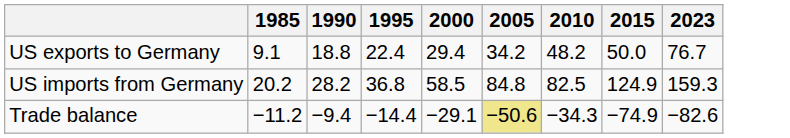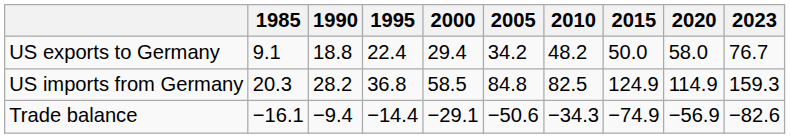+ column: (694, 20)
(272, 84) 20.2 -> (272, 84) 20.3
(277, 116) −11.2 -> (278, 116) −16.1
(512, 116) khaki background -> (513, 116) no background
